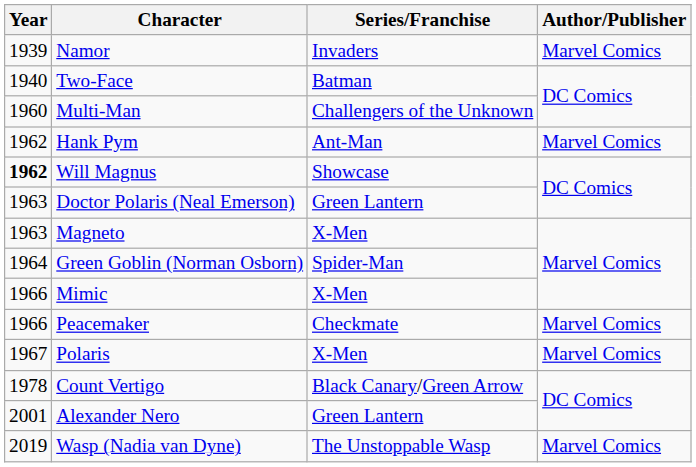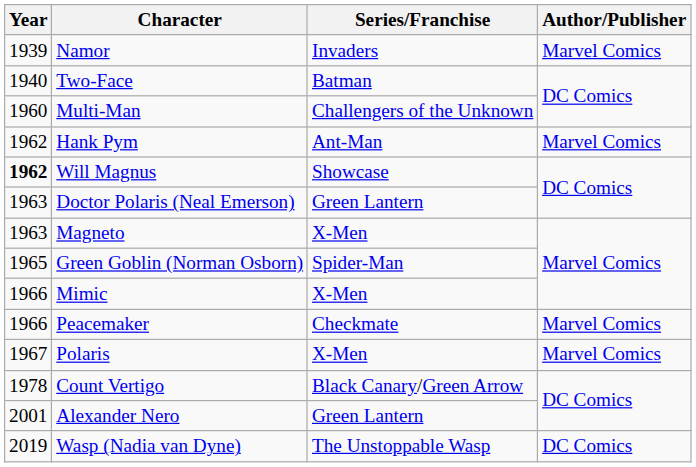(28, 263) 1964 -> (28, 263) 1965
(602, 446) Marvel Comics -> (587, 446) DC Comics
